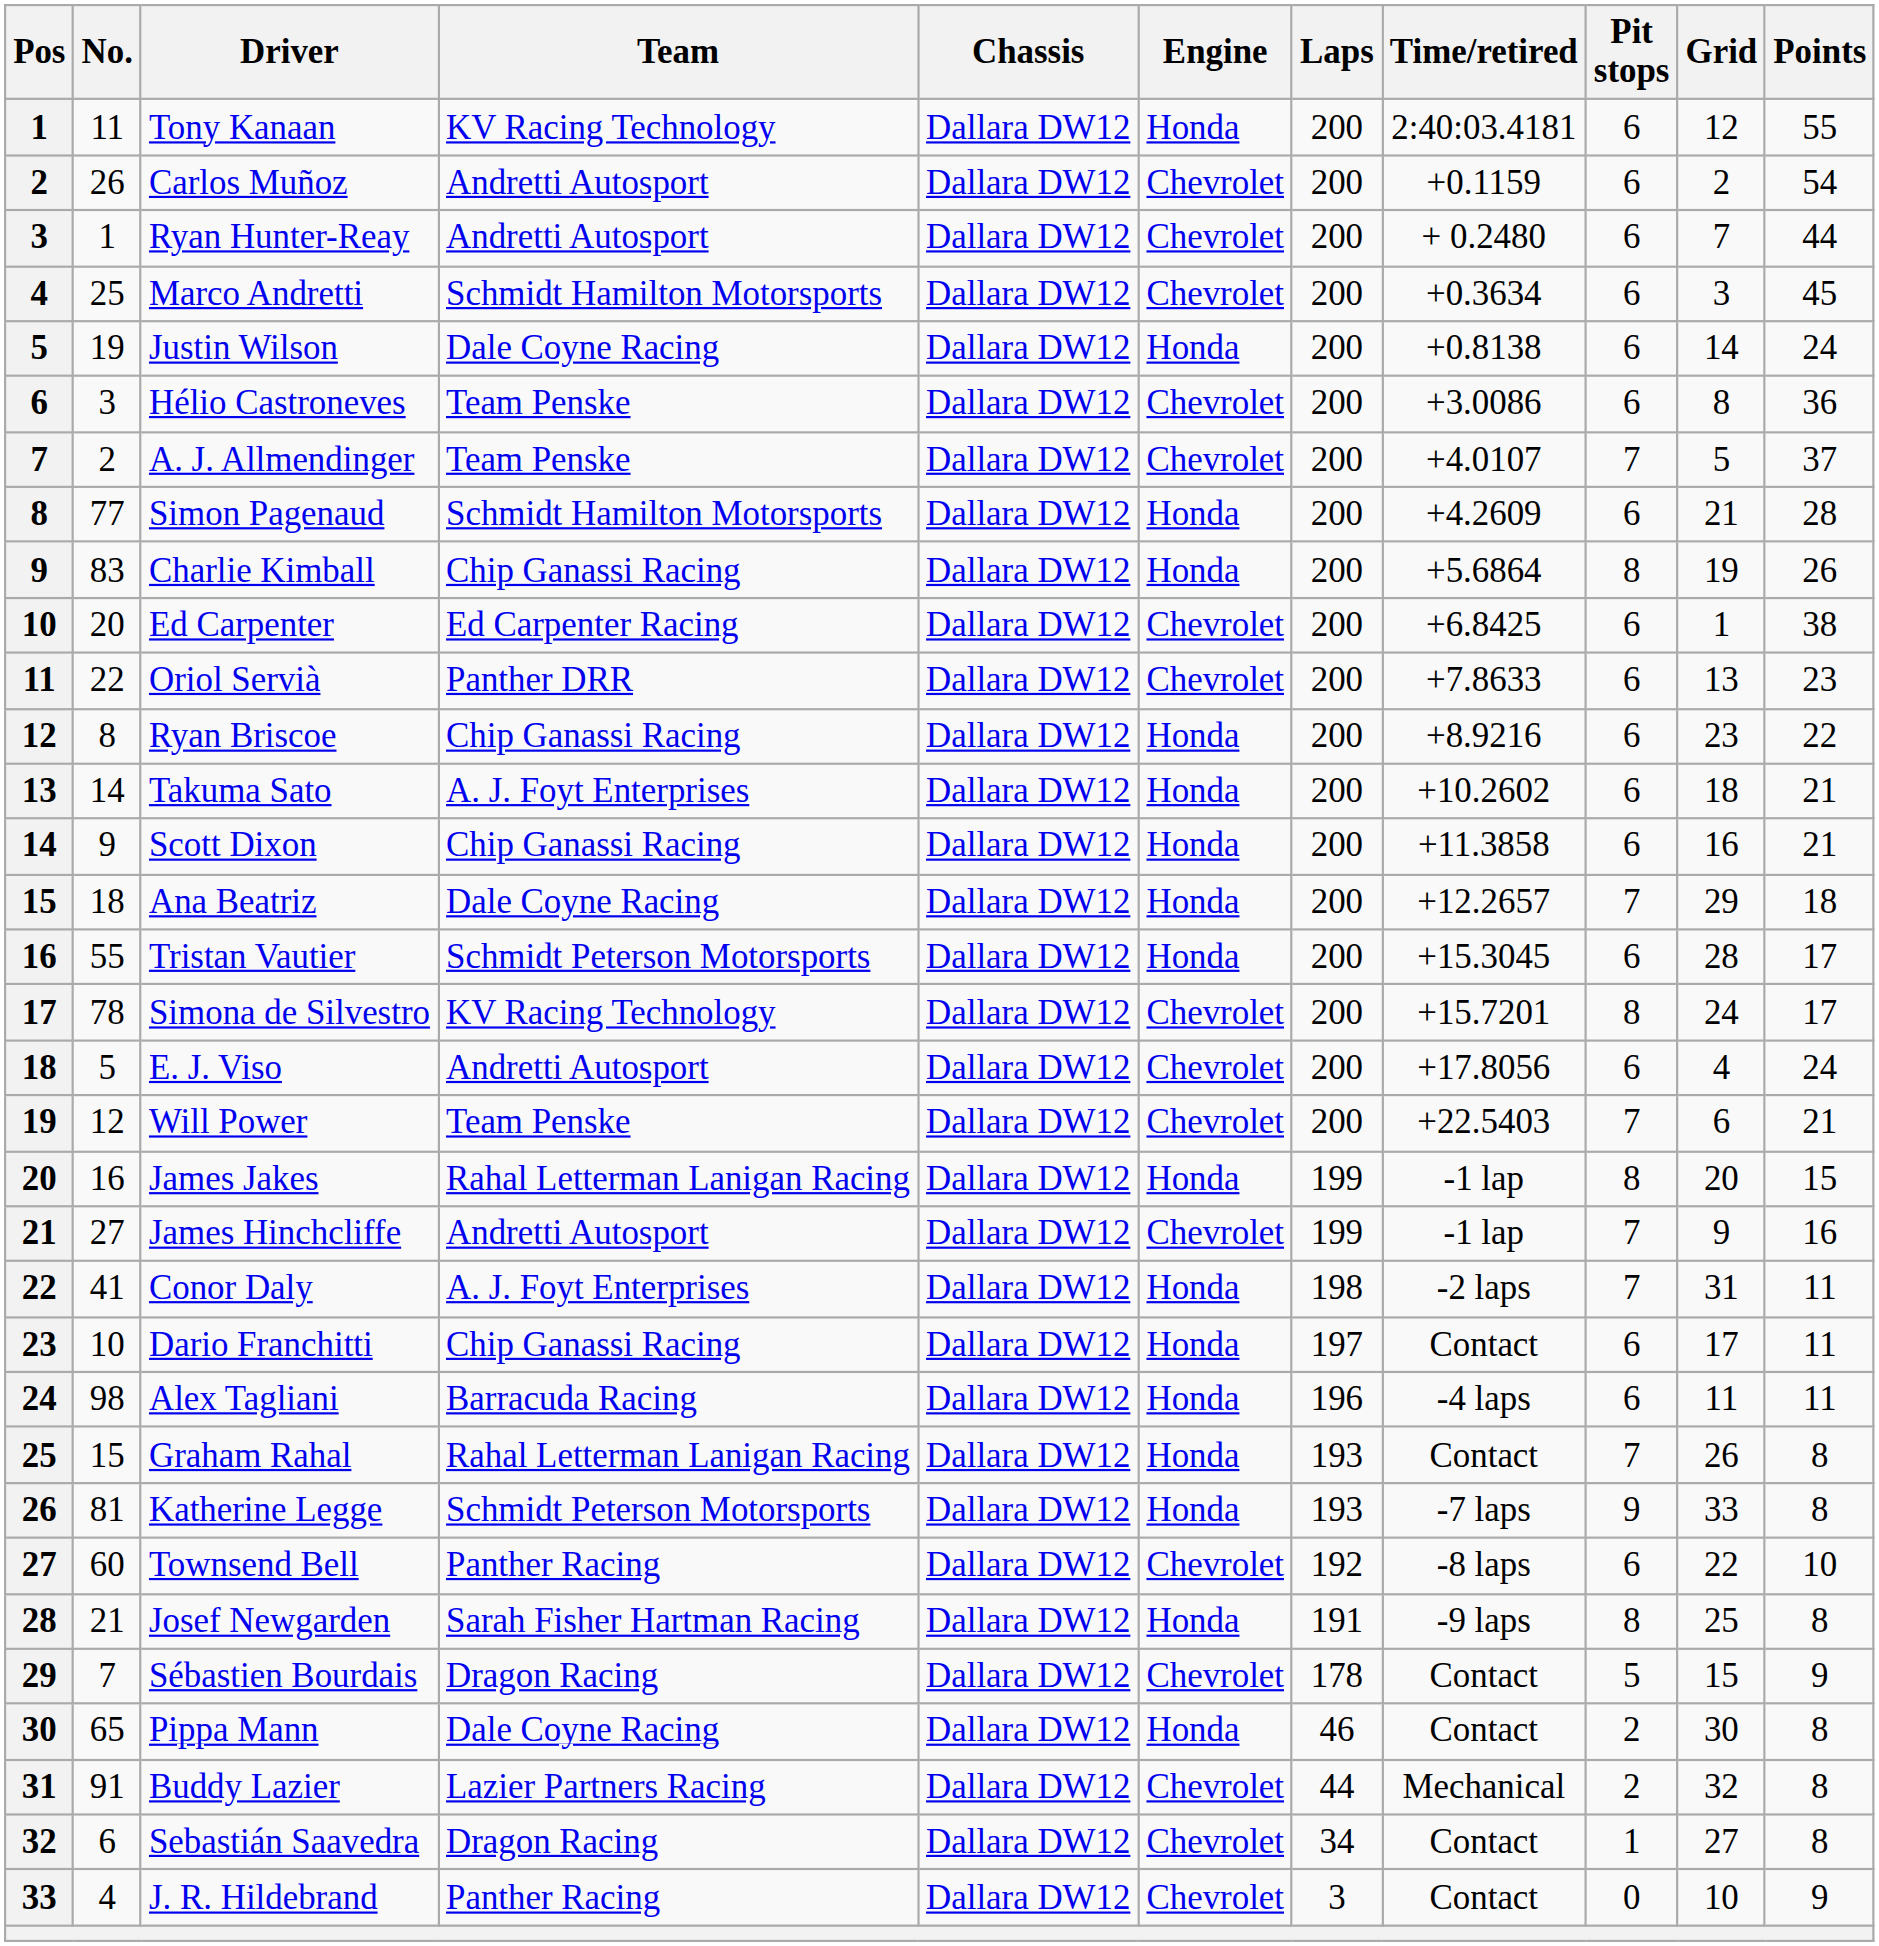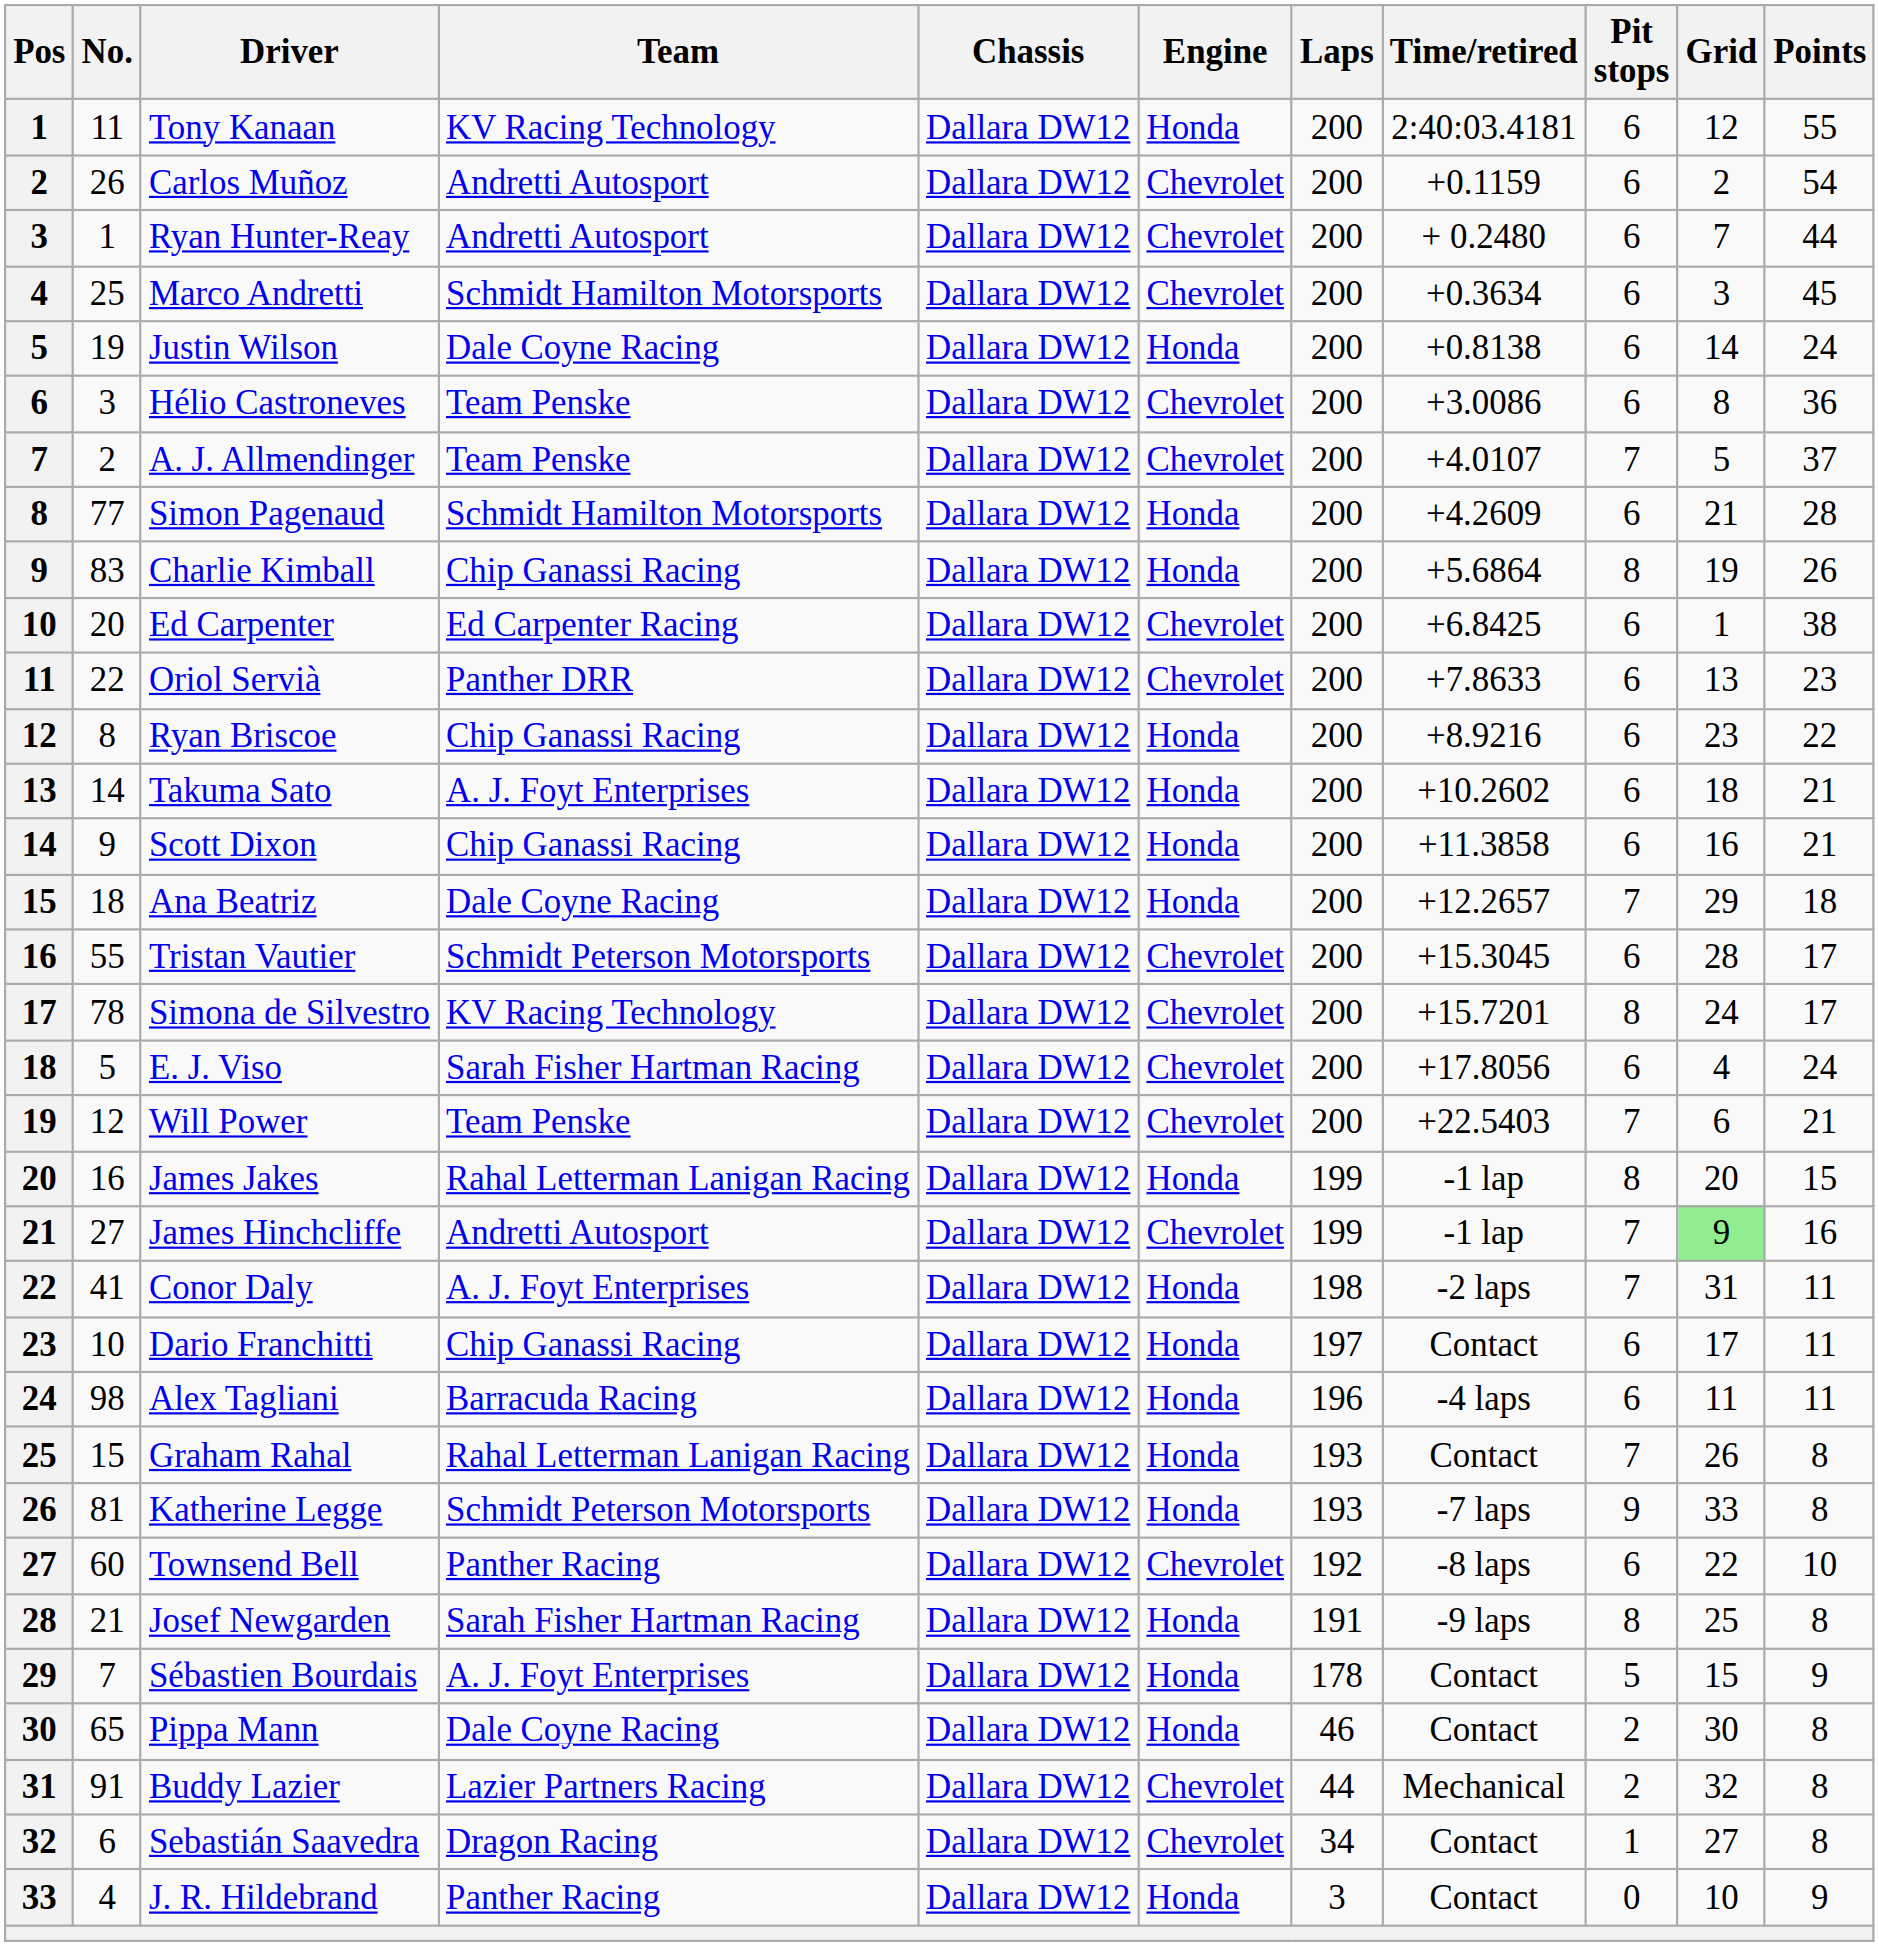(1193, 956) Honda -> (1215, 956) Chevrolet
(577, 1067) Andretti Autosport -> (653, 1067) Sarah Fisher Hartman Racing
(1721, 1233) no background -> (1721, 1233) lightgreen background
(552, 1675) Dragon Racing -> (598, 1675) A. J. Foyt Enterprises
(1215, 1675) Chevrolet -> (1193, 1675) Honda
(1215, 1896) Chevrolet -> (1193, 1896) Honda
